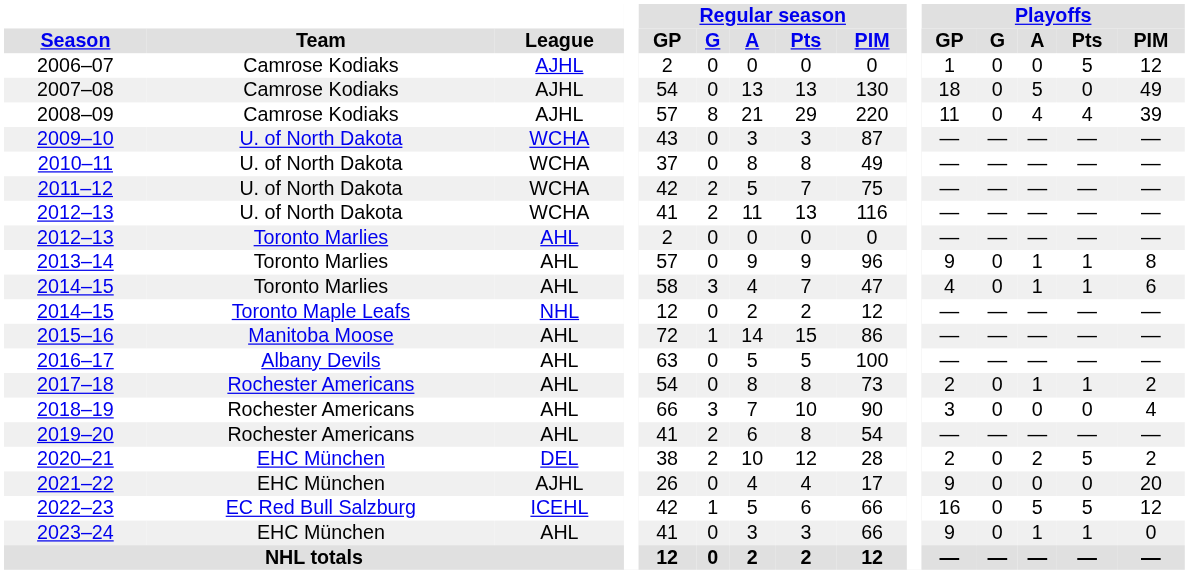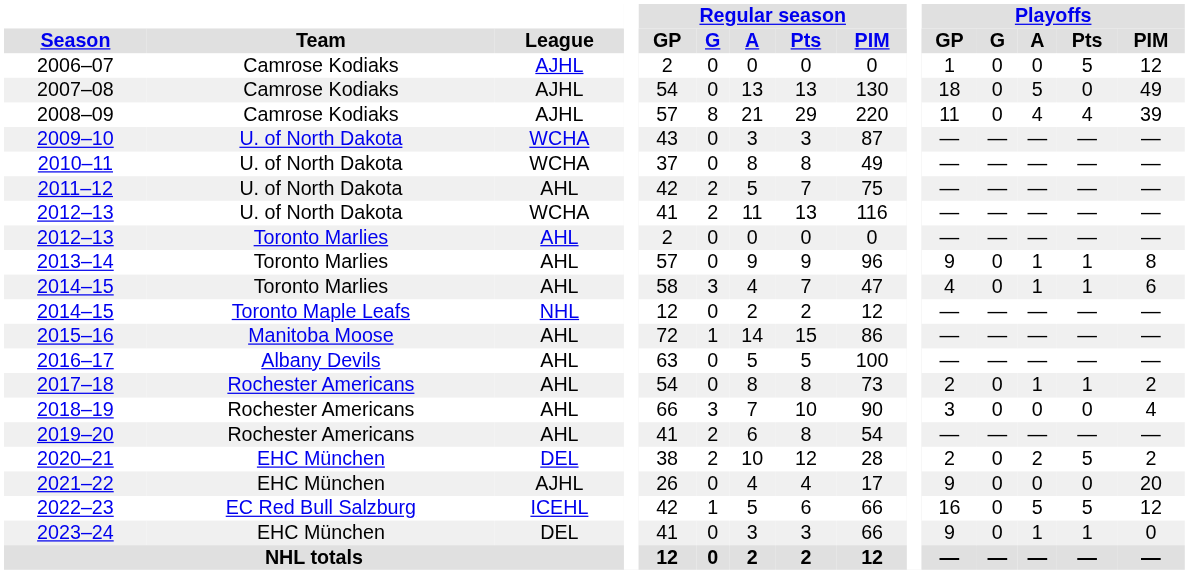(559, 188) WCHA -> (559, 188) AHL
(559, 532) AHL -> (559, 532) DEL
